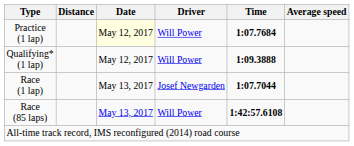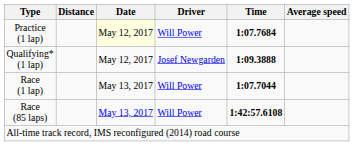(180, 59) Will Power -> (191, 59) Josef Newgarden
(191, 86) Josef Newgarden -> (180, 86) Will Power
